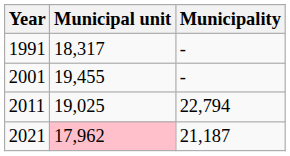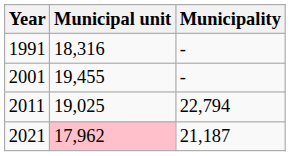(79, 48) 18,317 -> (79, 48) 18,316
